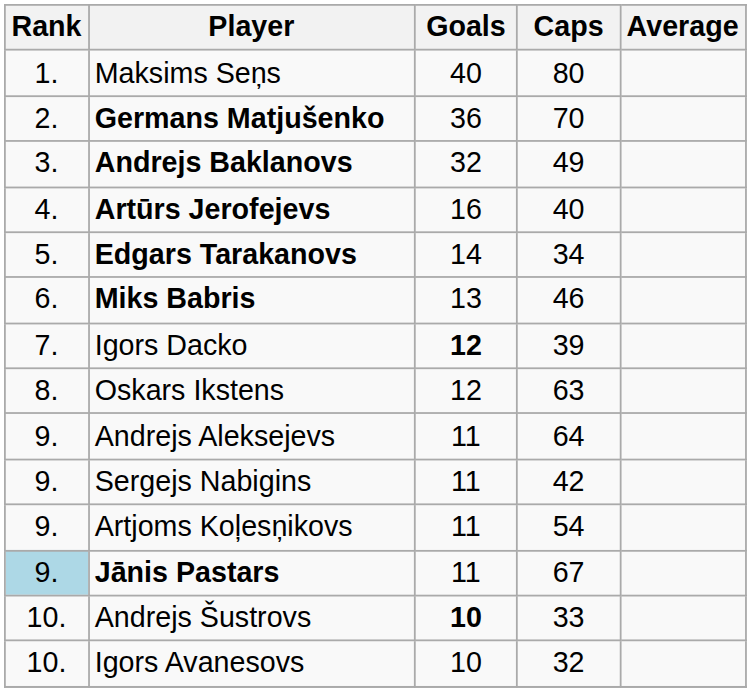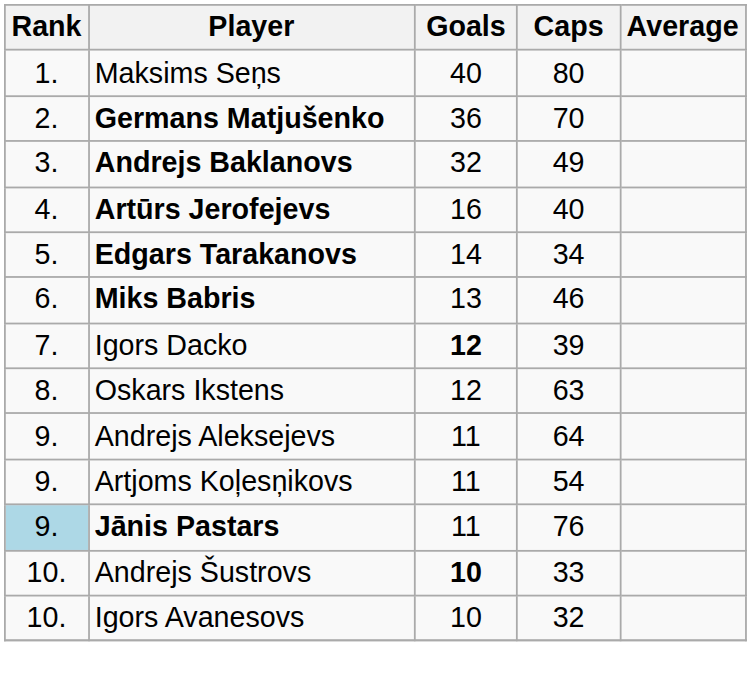- row: (203, 481)
(569, 572) 67 -> (569, 526) 76
